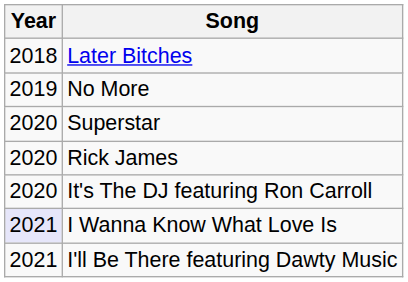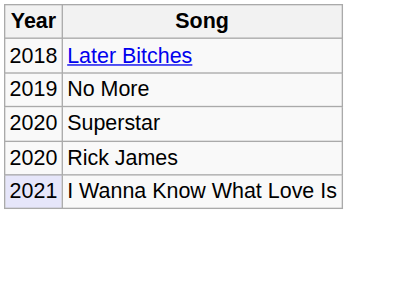- row: (220, 191)
- row: (232, 259)
